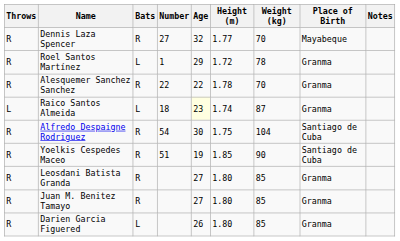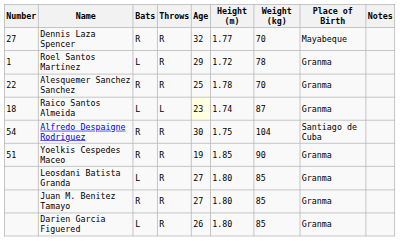columns swapped: (174, 16) <-> (21, 16)
(198, 85) 22 -> (198, 85) 25
(329, 155) Santiago de Cuba -> (317, 155) Granma
(138, 178) R -> (138, 178) L
